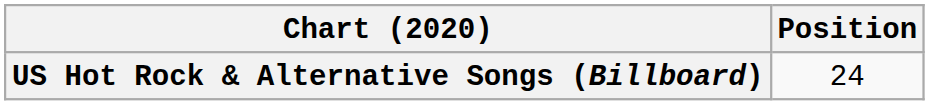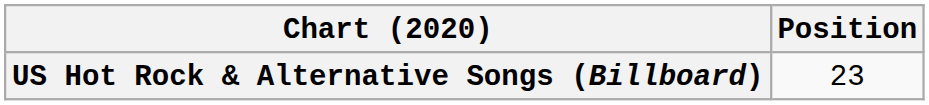(847, 76) 24 -> (847, 76) 23
